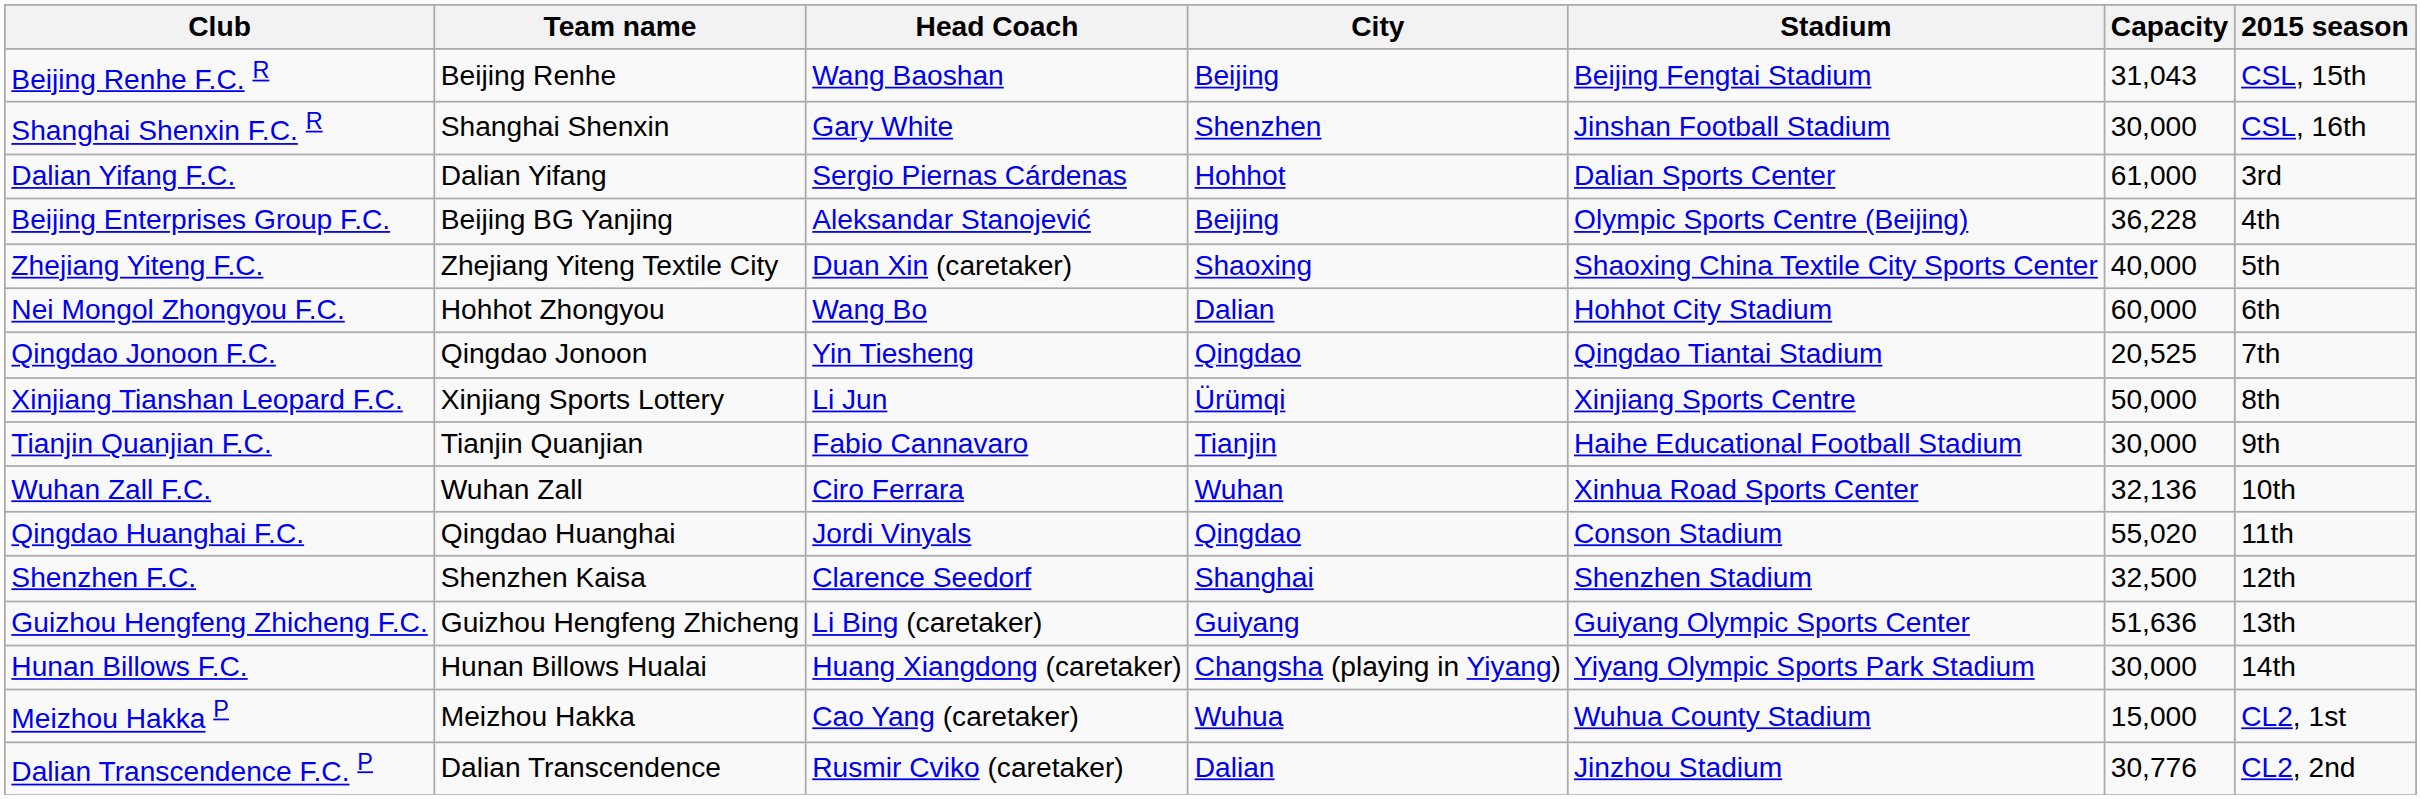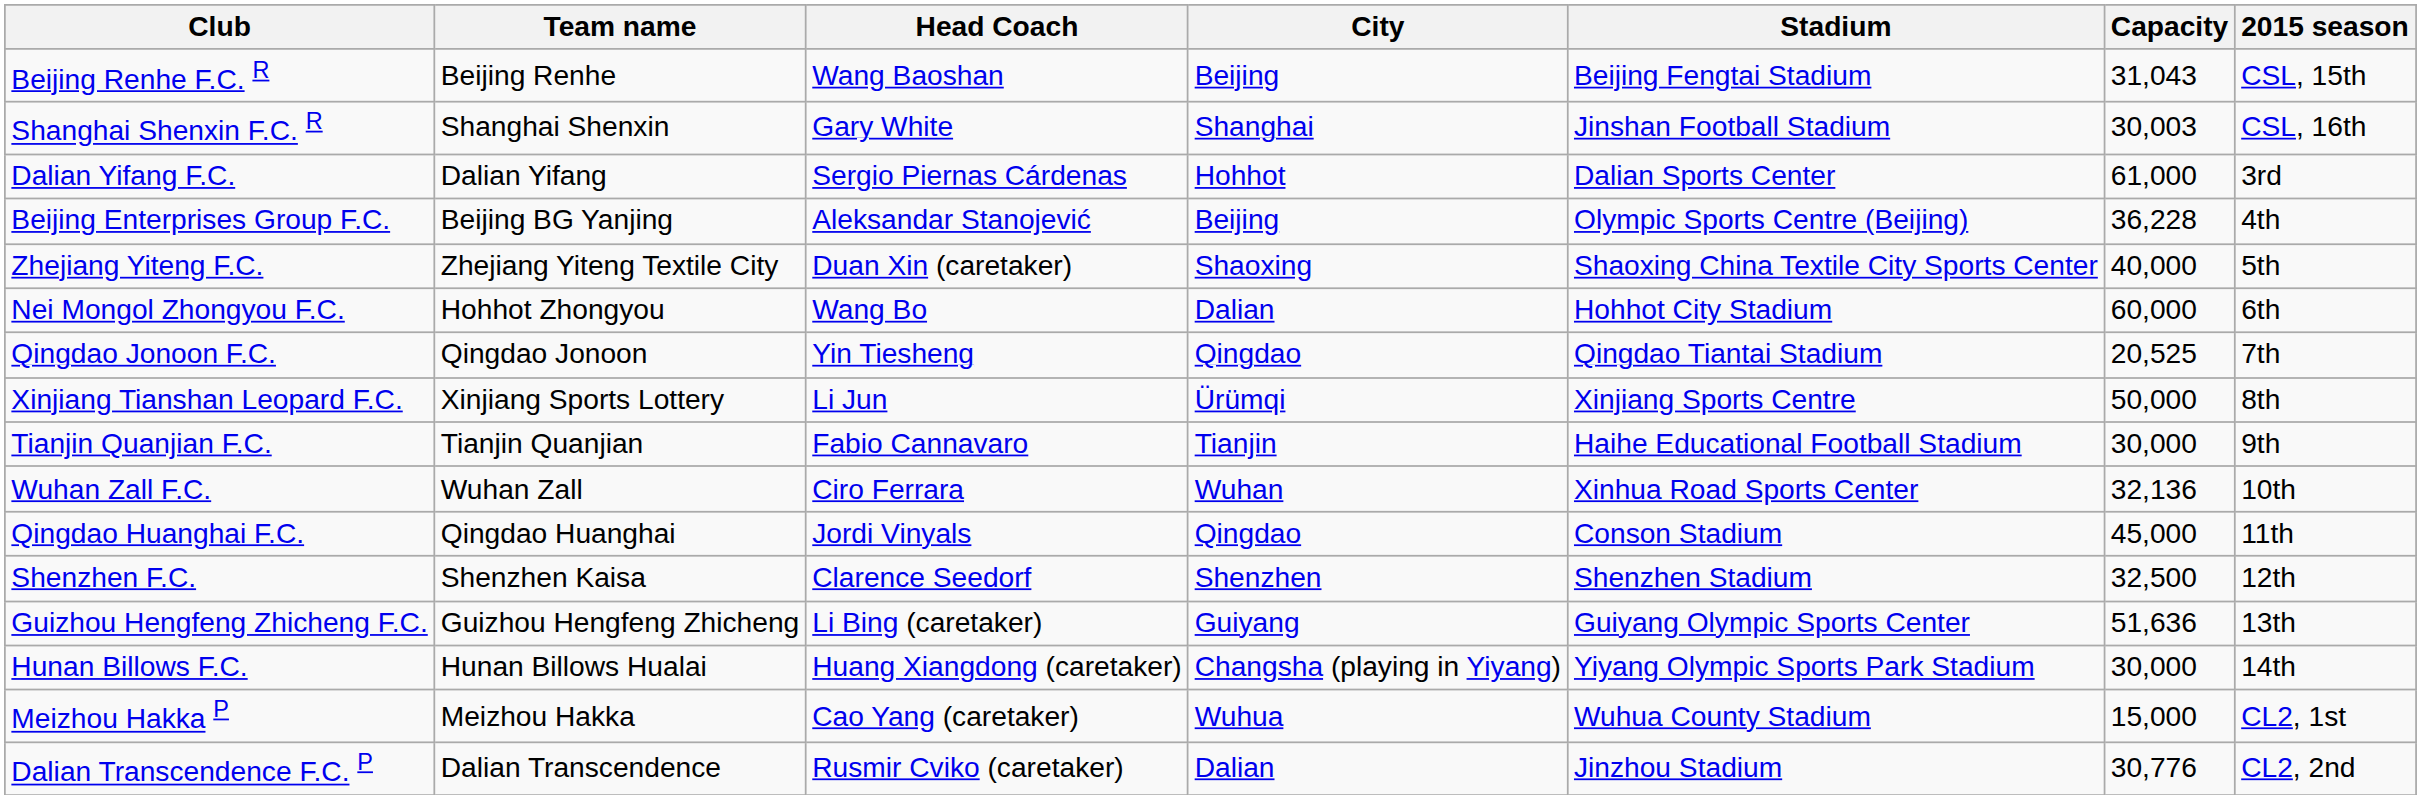(1258, 127) Shenzhen -> (1254, 127) Shanghai
(2154, 127) 30,000 -> (2154, 127) 30,003
(2154, 533) 55,020 -> (2154, 533) 45,000
(1254, 577) Shanghai -> (1258, 577) Shenzhen
